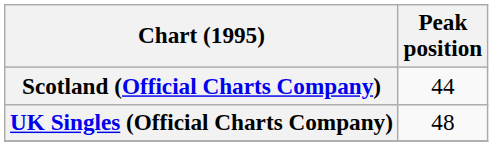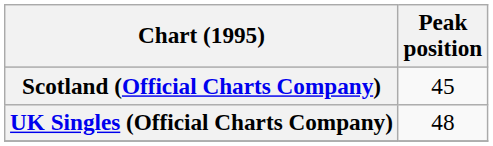(443, 85) 44 -> (443, 85) 45
